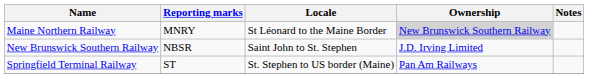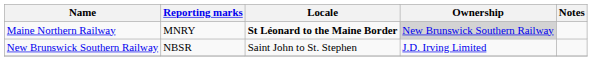(317, 30) normal -> (323, 30) bold
- row: (72, 64)
